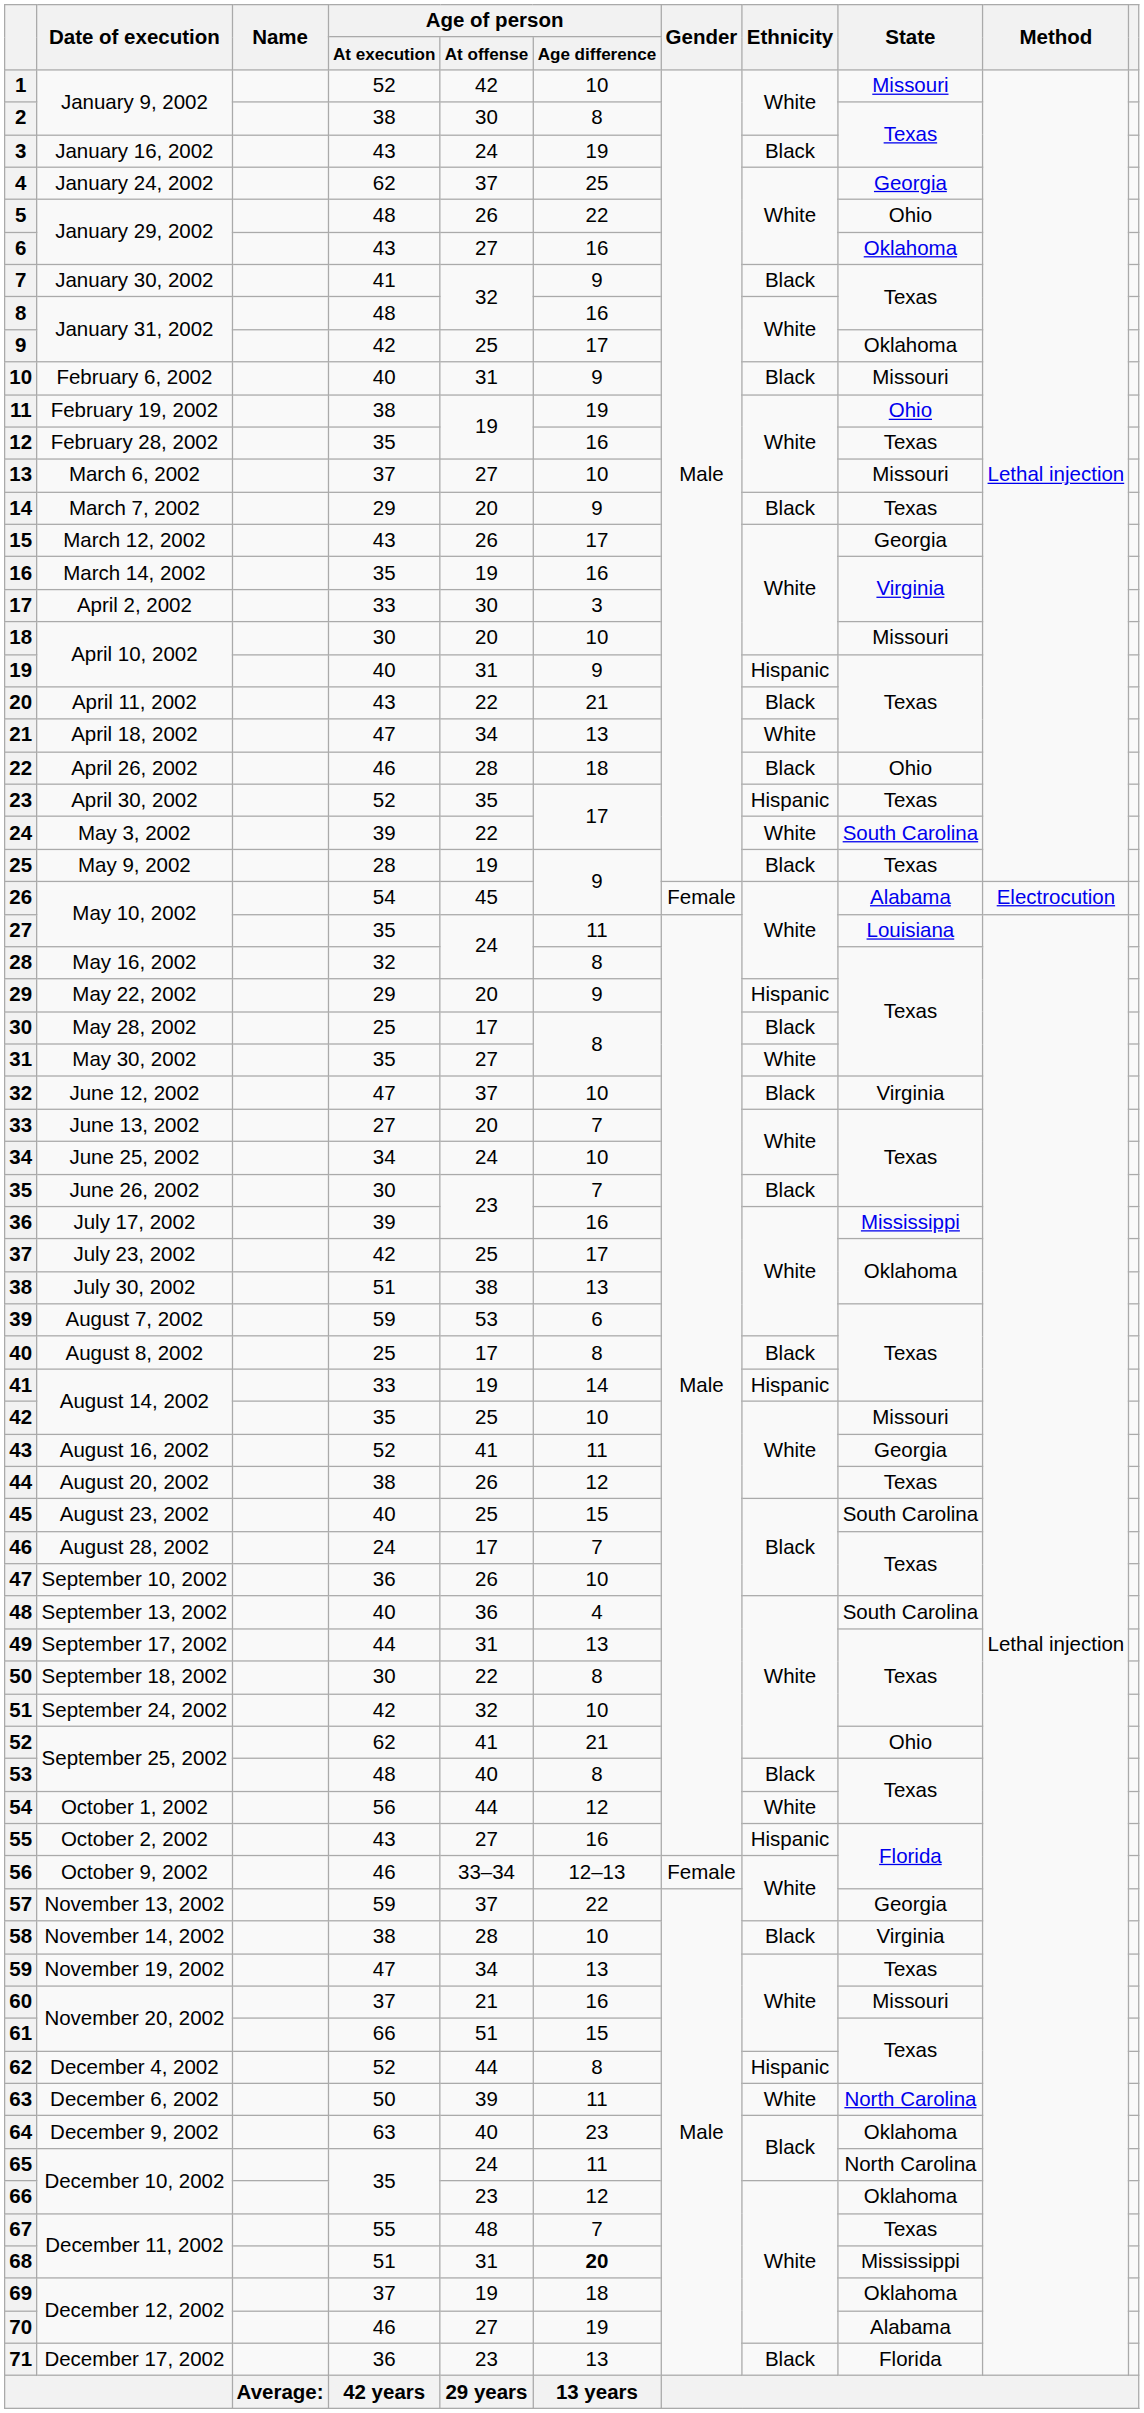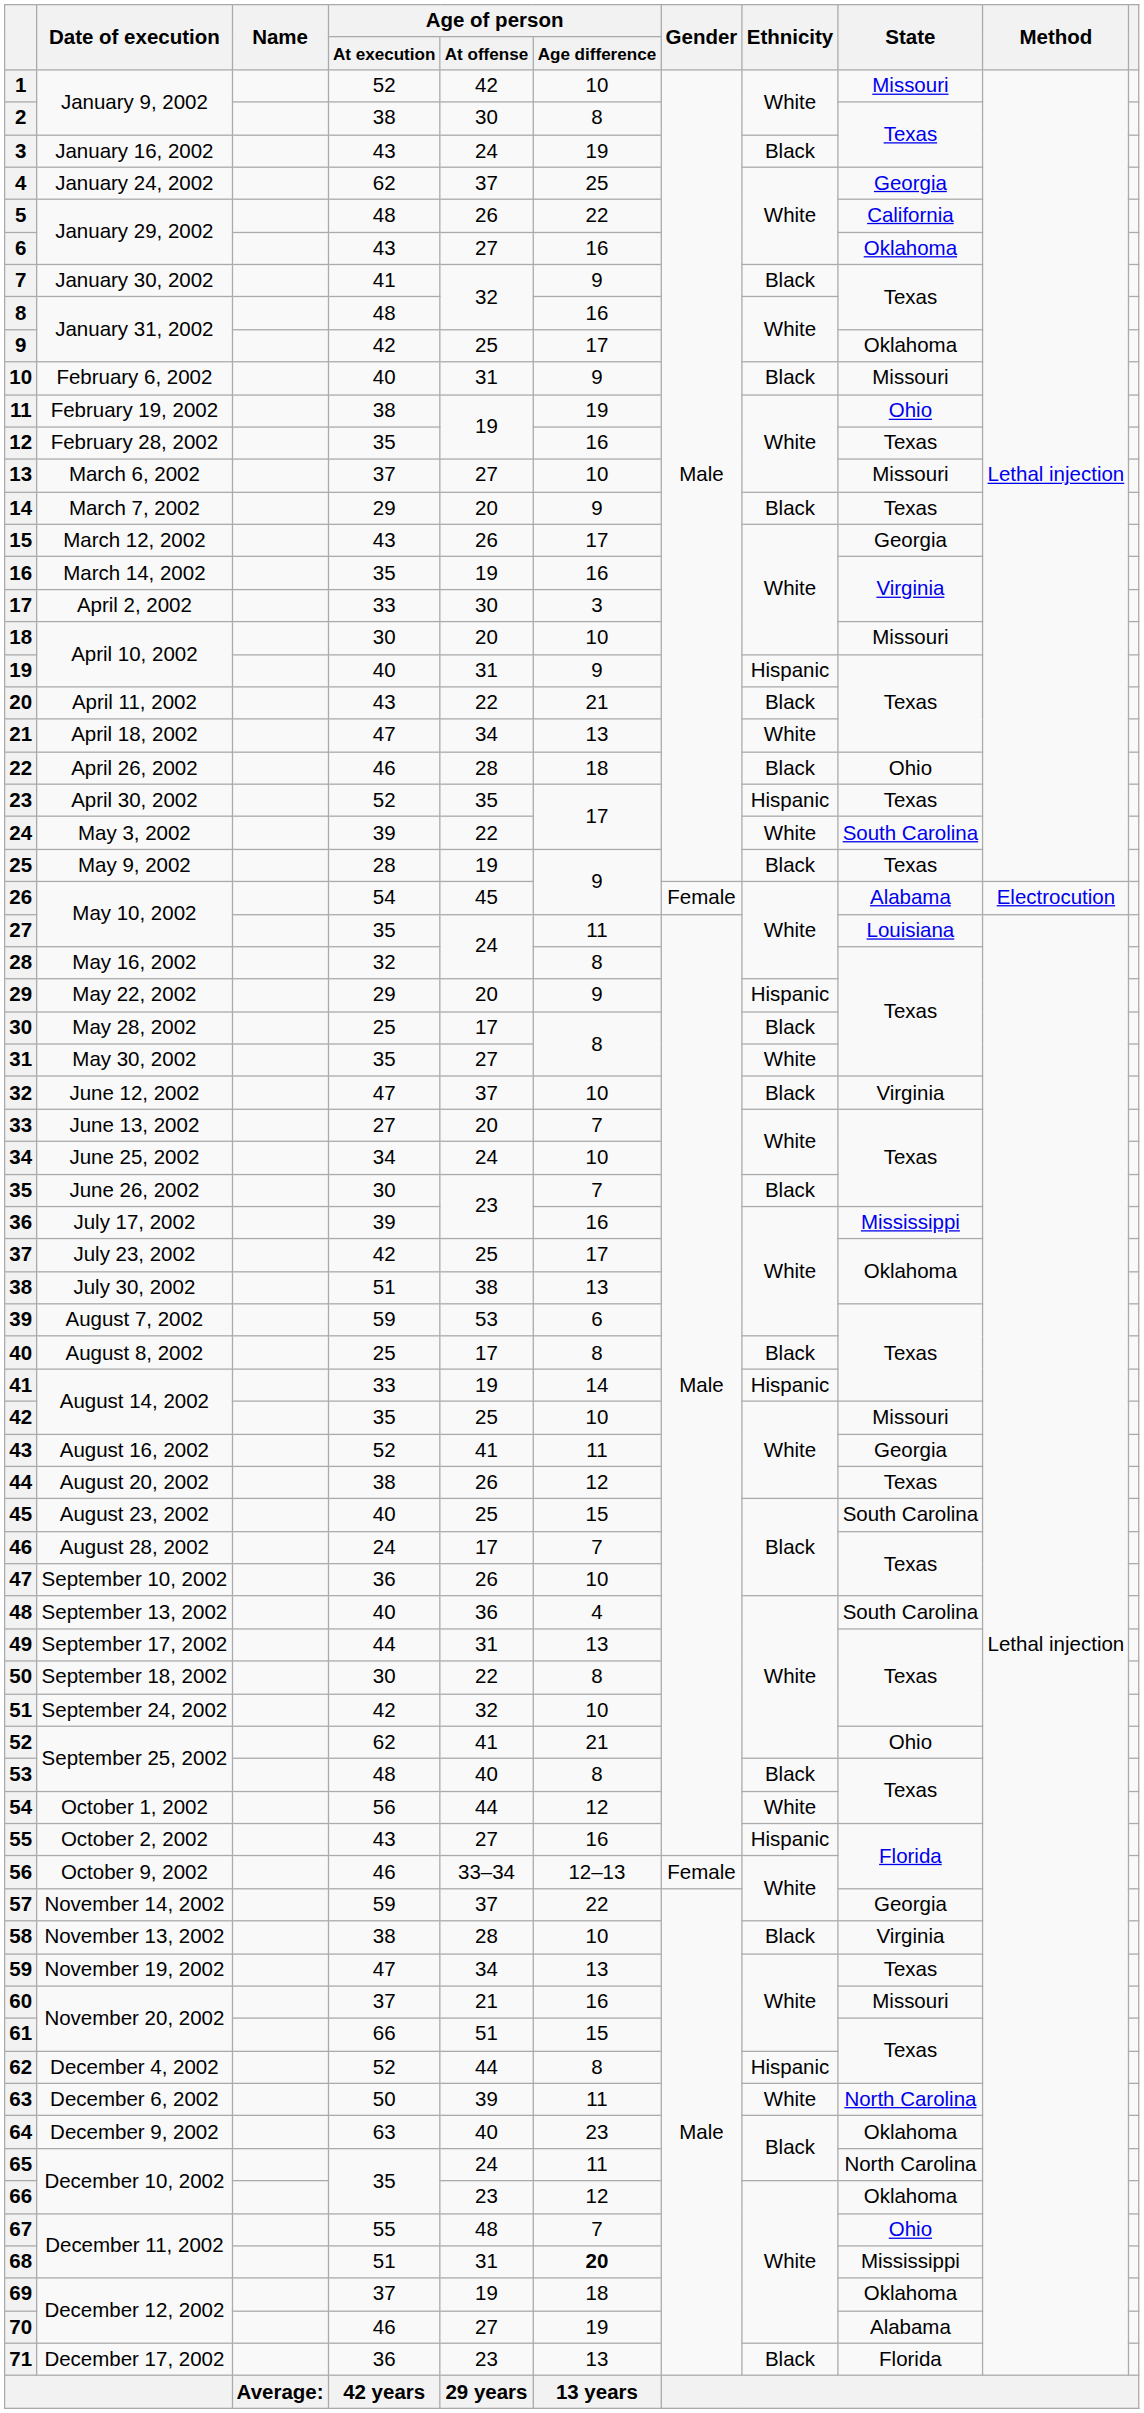(910, 215) Ohio -> (910, 215) California
(134, 1904) November 13, 2002 -> (134, 1904) November 14, 2002
(134, 1937) November 14, 2002 -> (134, 1937) November 13, 2002
(910, 2229) Texas -> (910, 2229) Ohio
